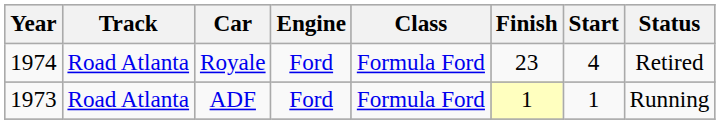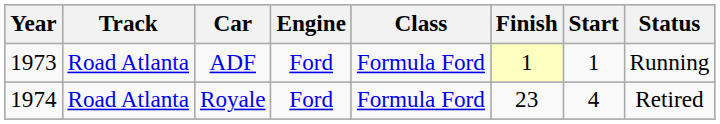rows swapped: (233, 100) <-> (233, 62)
